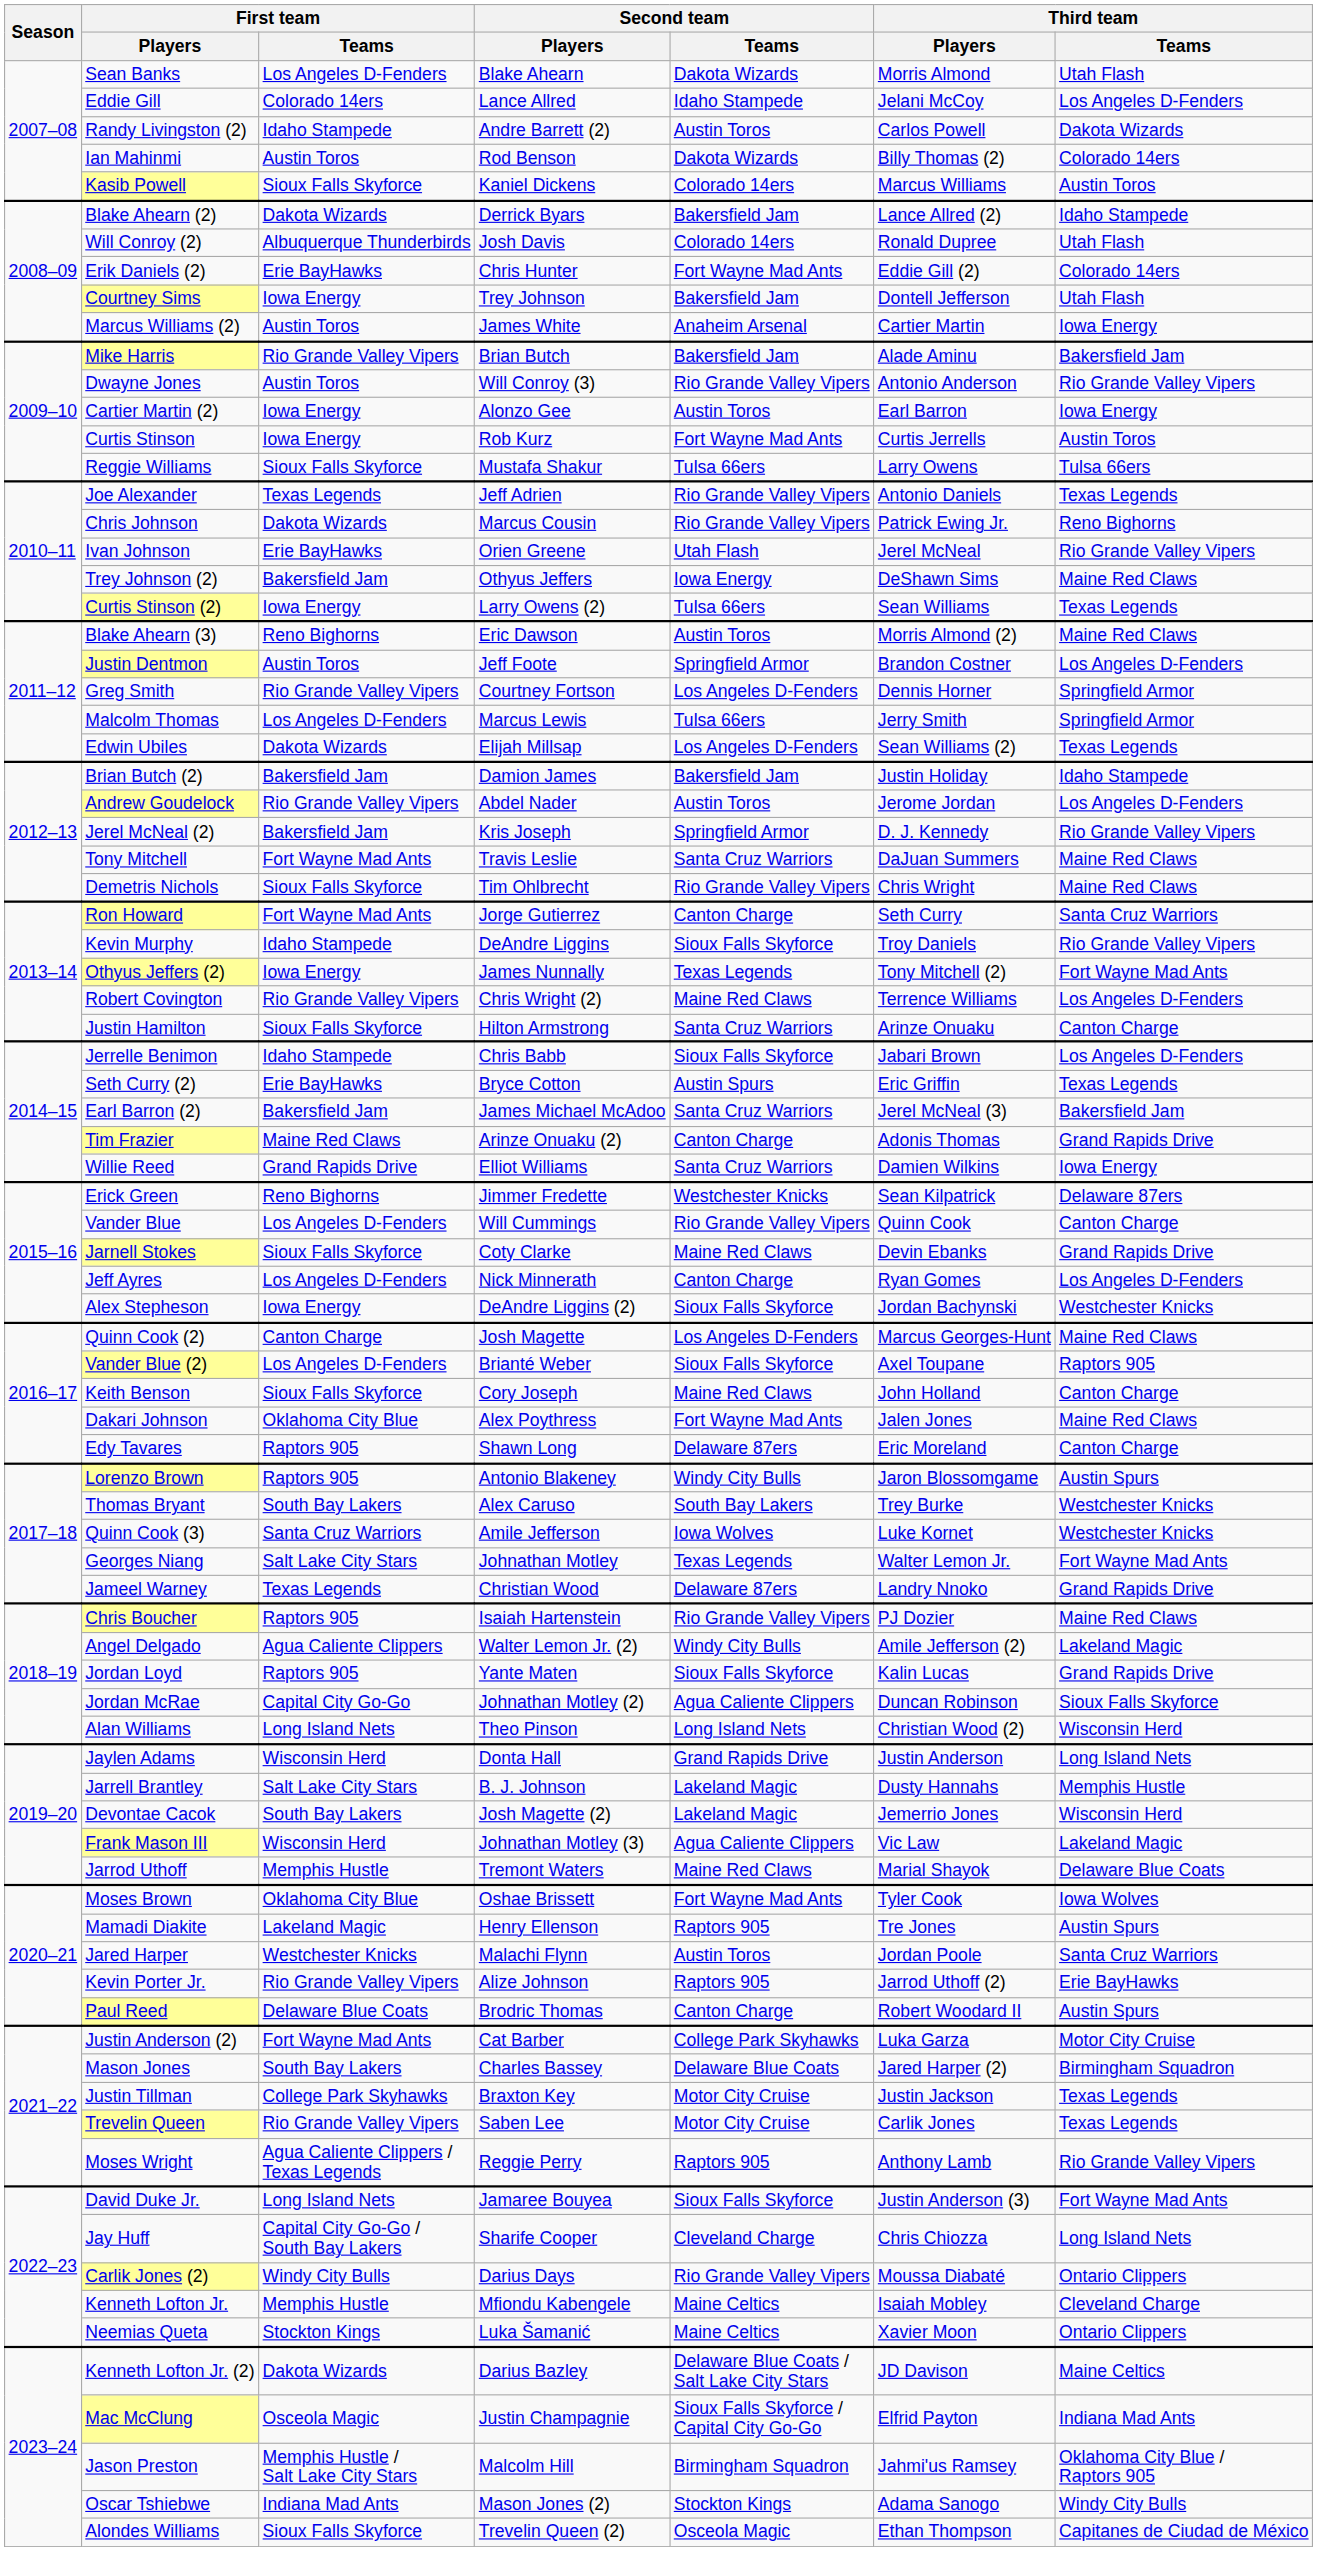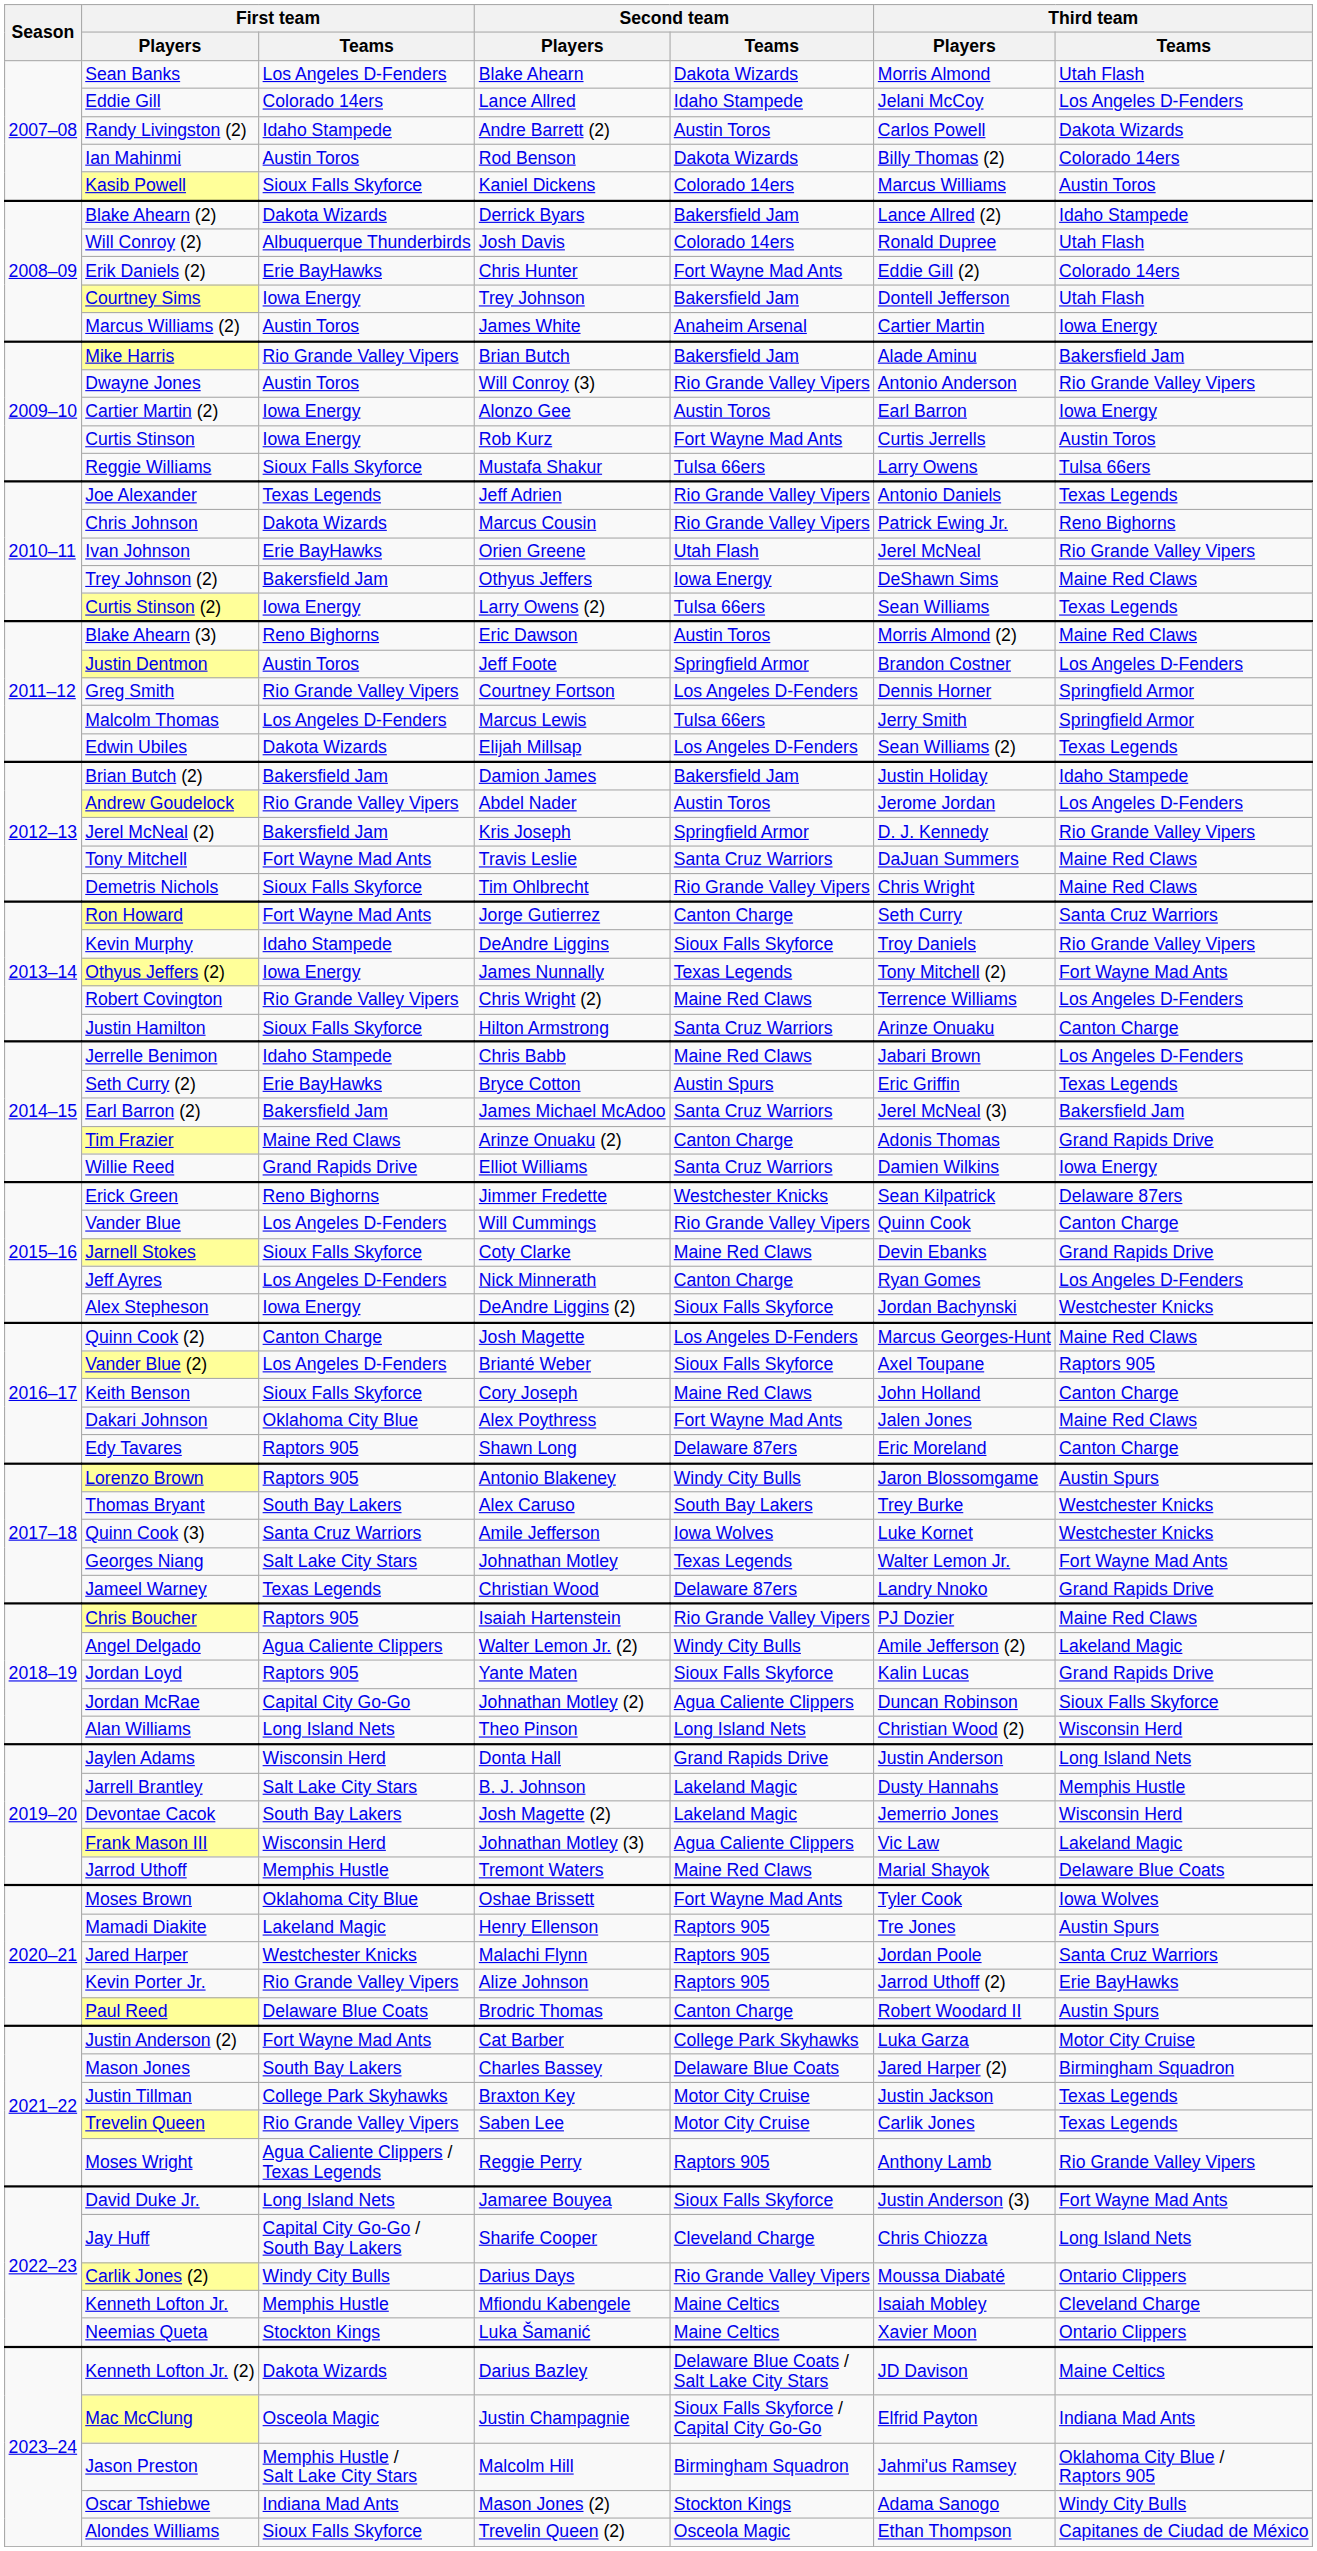(753, 1056) Sioux Falls Skyforce -> (743, 1056) Maine Red Claws
(722, 1955) Austin Toros -> (722, 1955) Raptors 905
